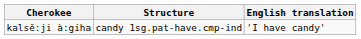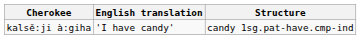columns swapped: (169, 12) <-> (300, 12)
